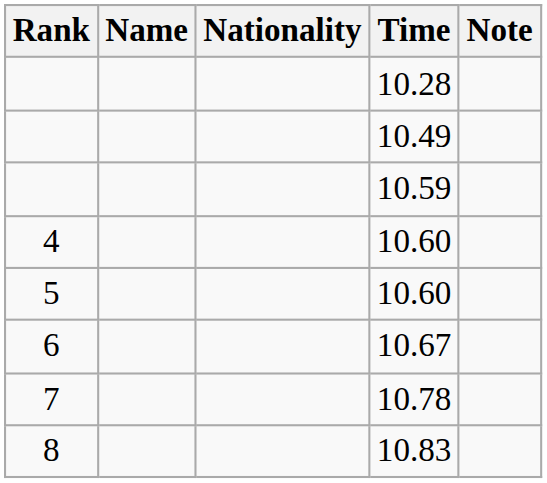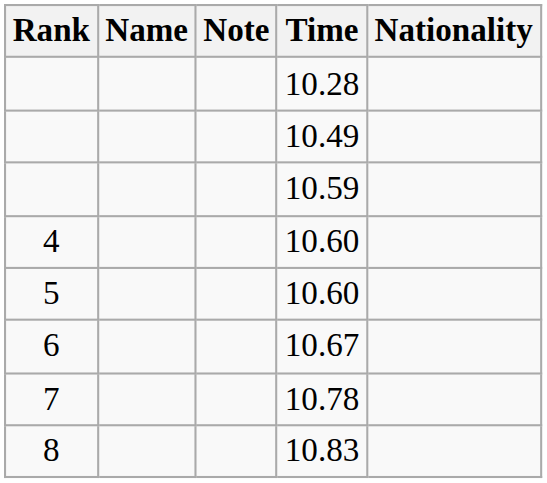columns swapped: (282, 30) <-> (500, 30)
